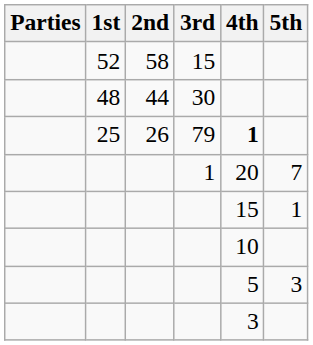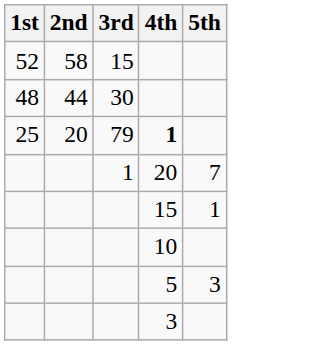- column: (45, 23)
(157, 135) 26 -> (76, 135) 20
